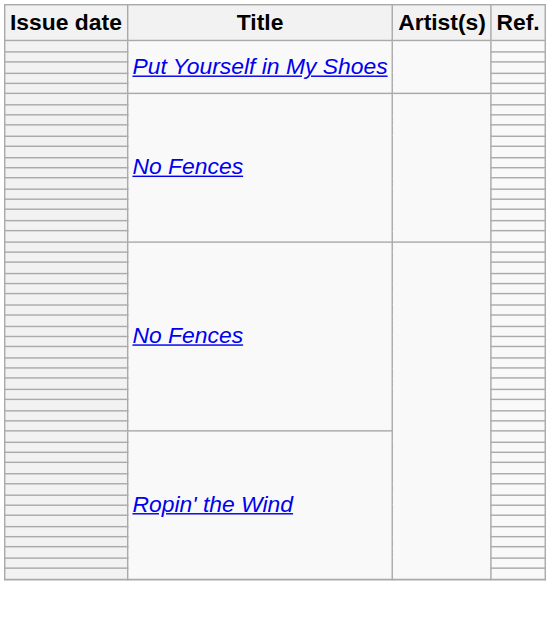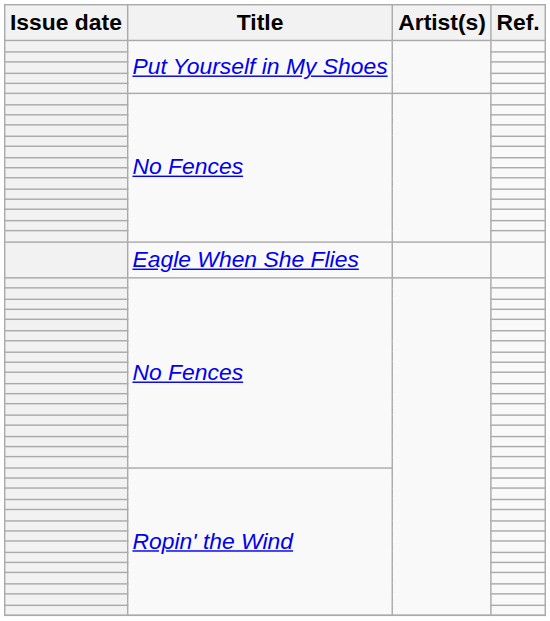+ row: (66, 260)
